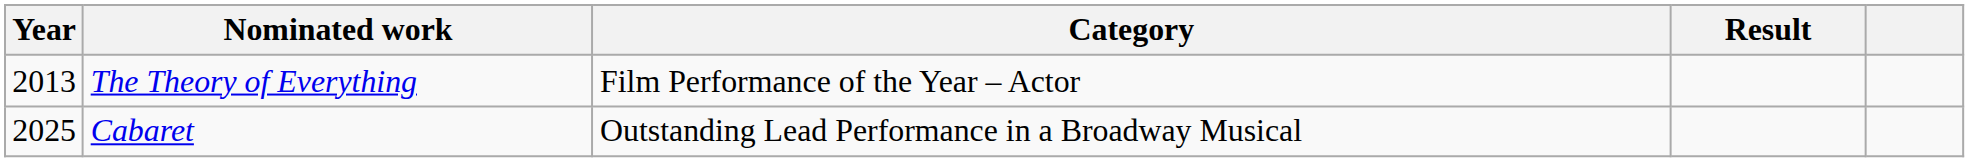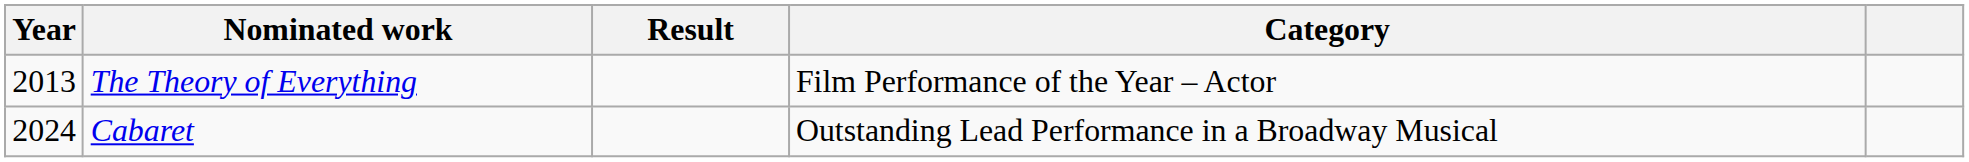columns swapped: (1131, 29) <-> (1768, 29)
(44, 130) 2025 -> (44, 130) 2024
